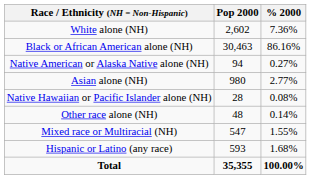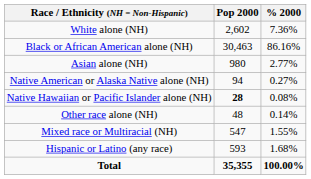rows swapped: (109, 64) <-> (109, 81)
(238, 98) normal -> (238, 98) bold
